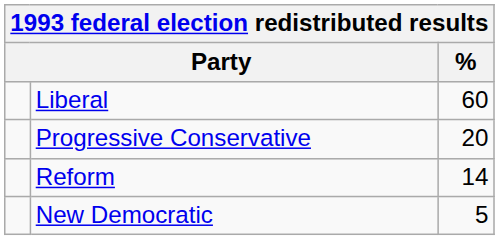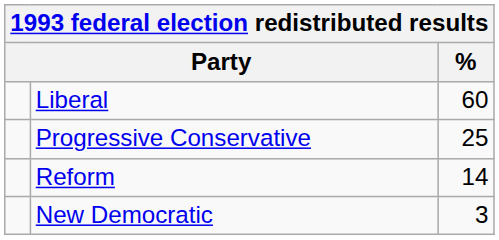(475, 138) 20 -> (475, 138) 25
(482, 215) 5 -> (482, 215) 3
